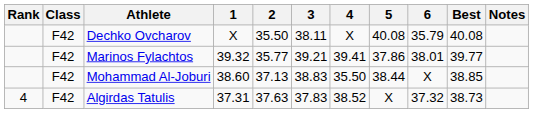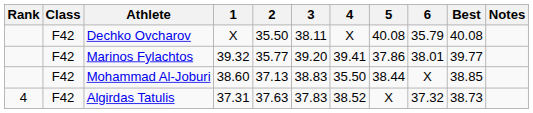(311, 56) 39.21 -> (311, 56) 39.20
